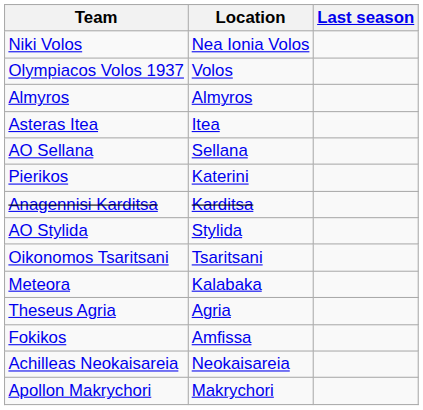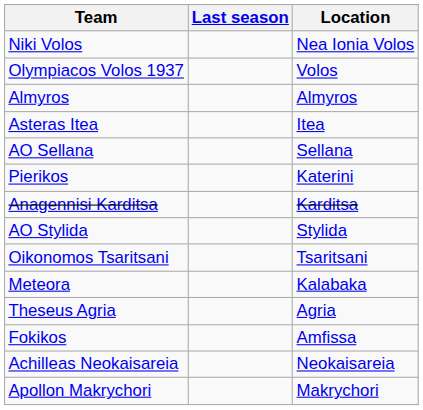columns swapped: (251, 17) <-> (366, 17)
